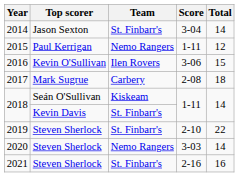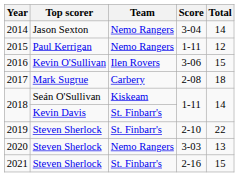(136, 29) St. Finbarr's -> (142, 29) Nemo Rangers
(220, 146) 14 -> (220, 146) 13
(220, 163) 16 -> (220, 163) 15
